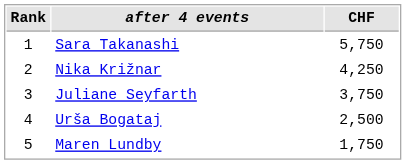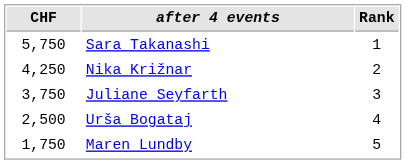columns swapped: (28, 19) <-> (361, 19)
